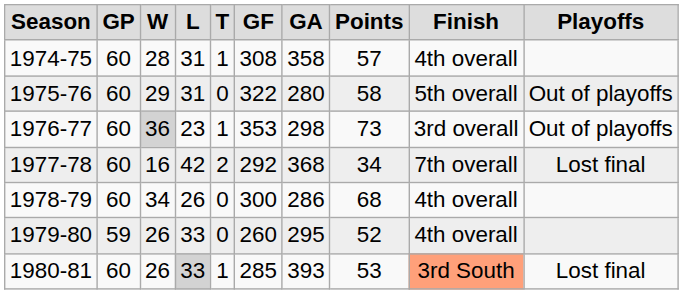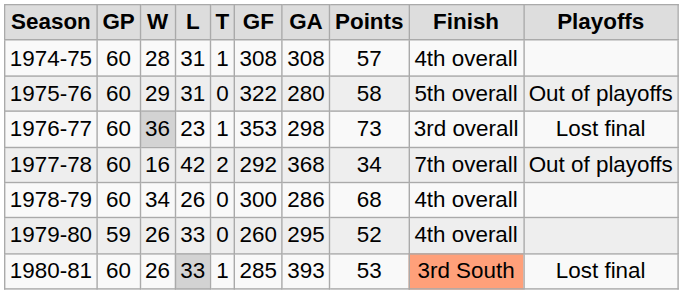(306, 57) 358 -> (306, 57) 308
(601, 128) Out of playoffs -> (601, 128) Lost final
(601, 164) Lost final -> (601, 164) Out of playoffs
